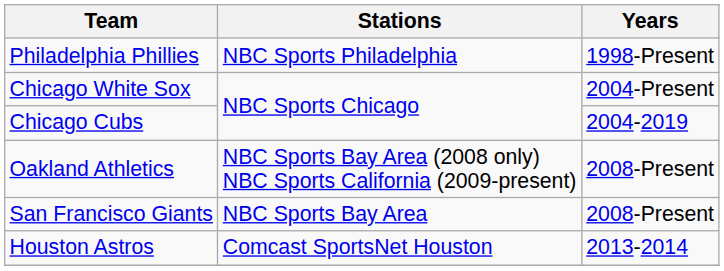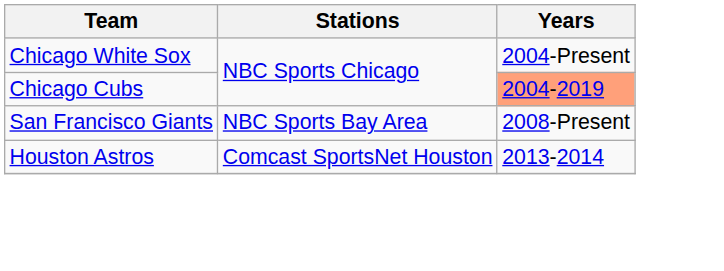- row: (104, 55)
(637, 122) no background -> (553, 88) lightsalmon background
- row: (92, 168)
